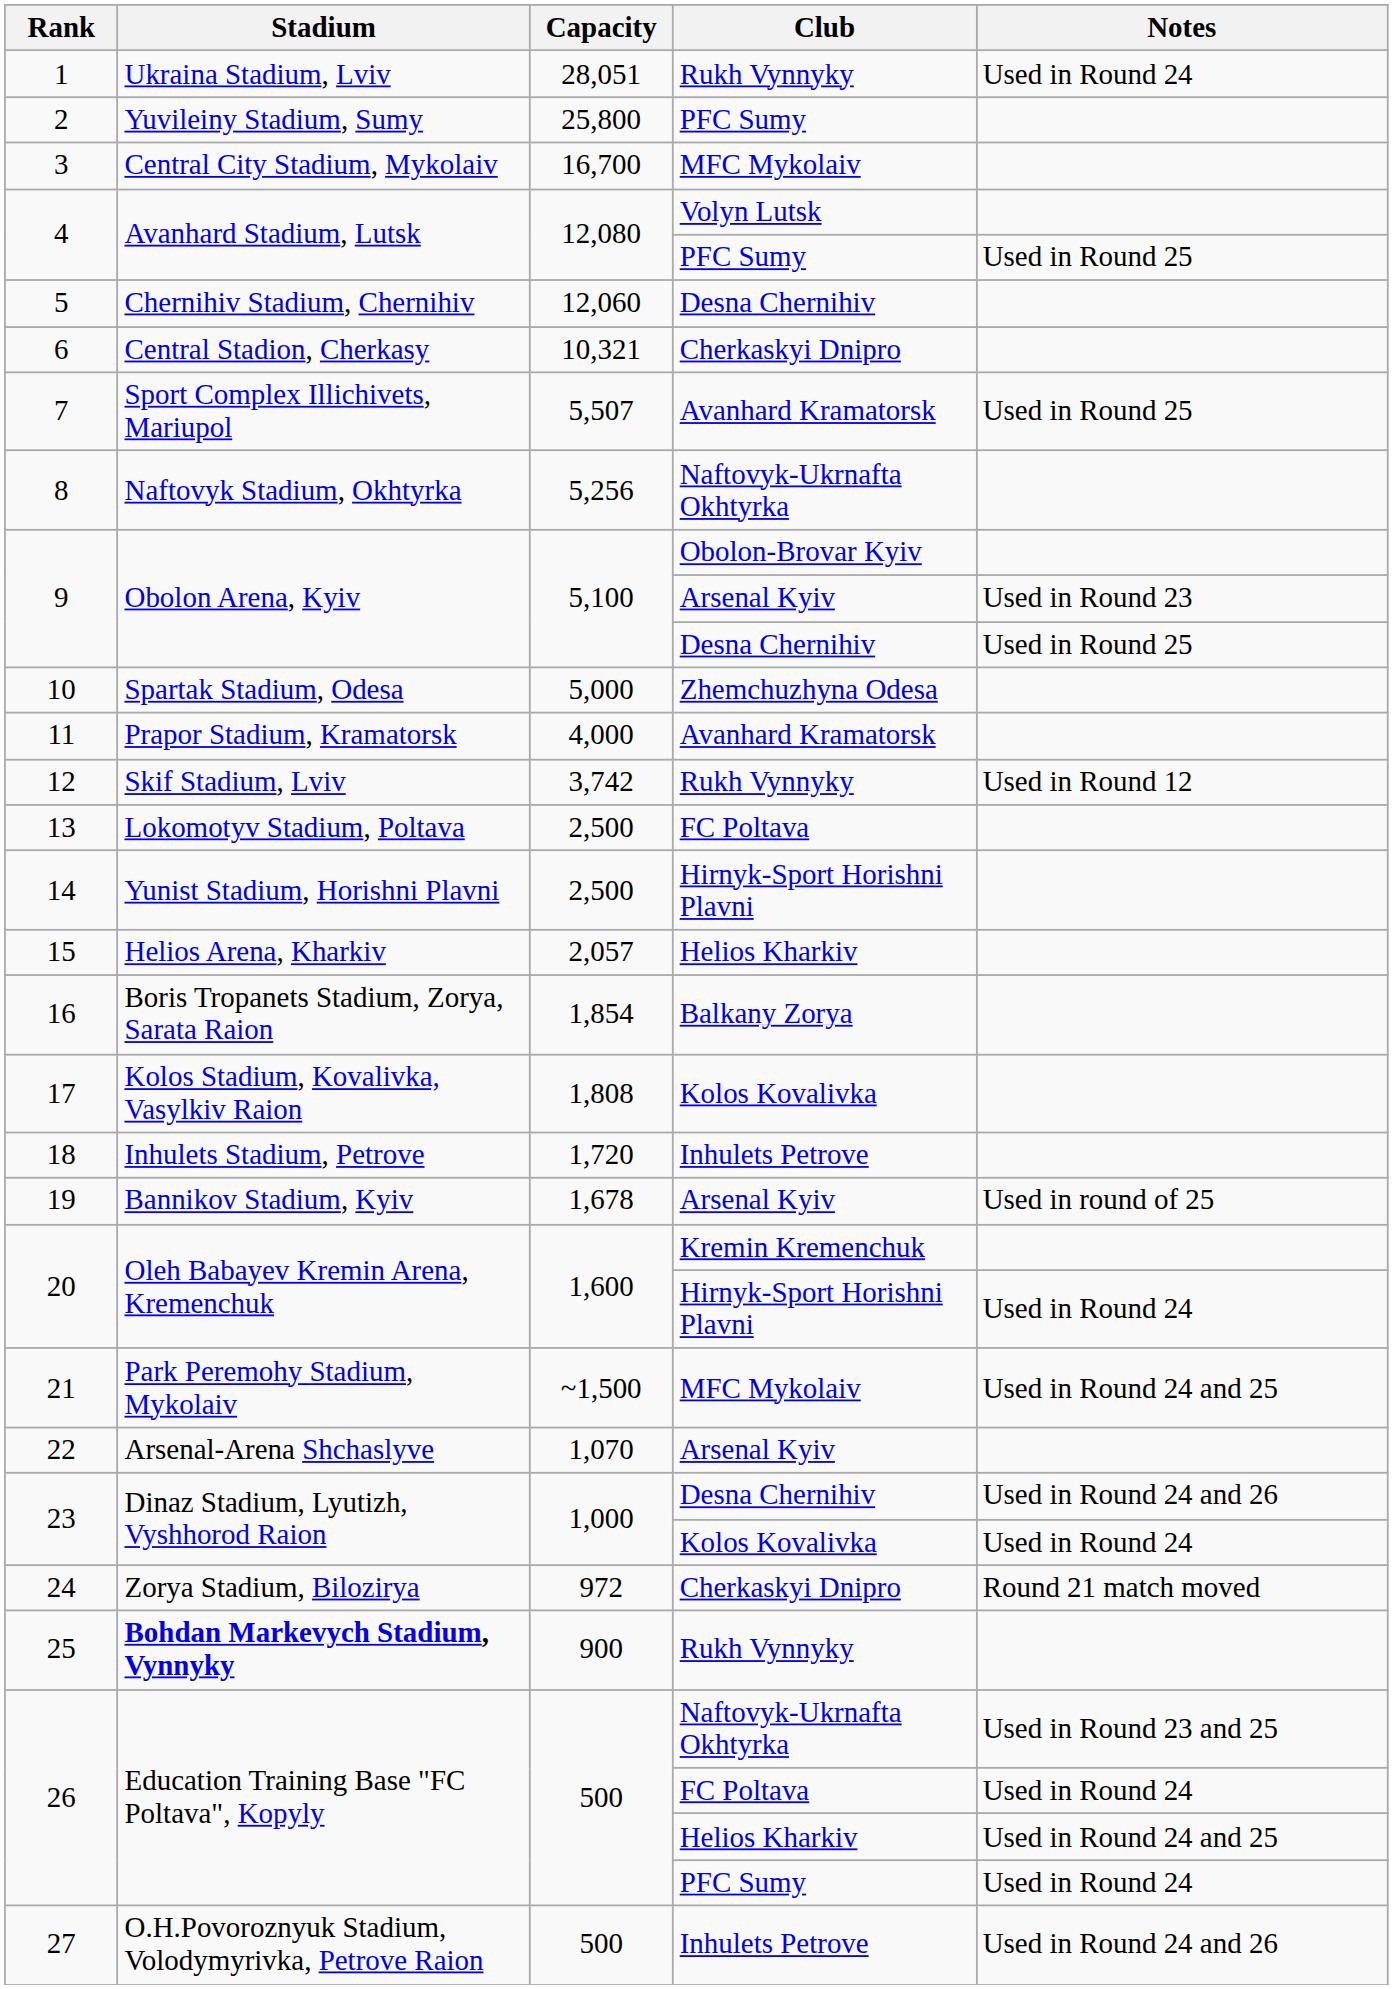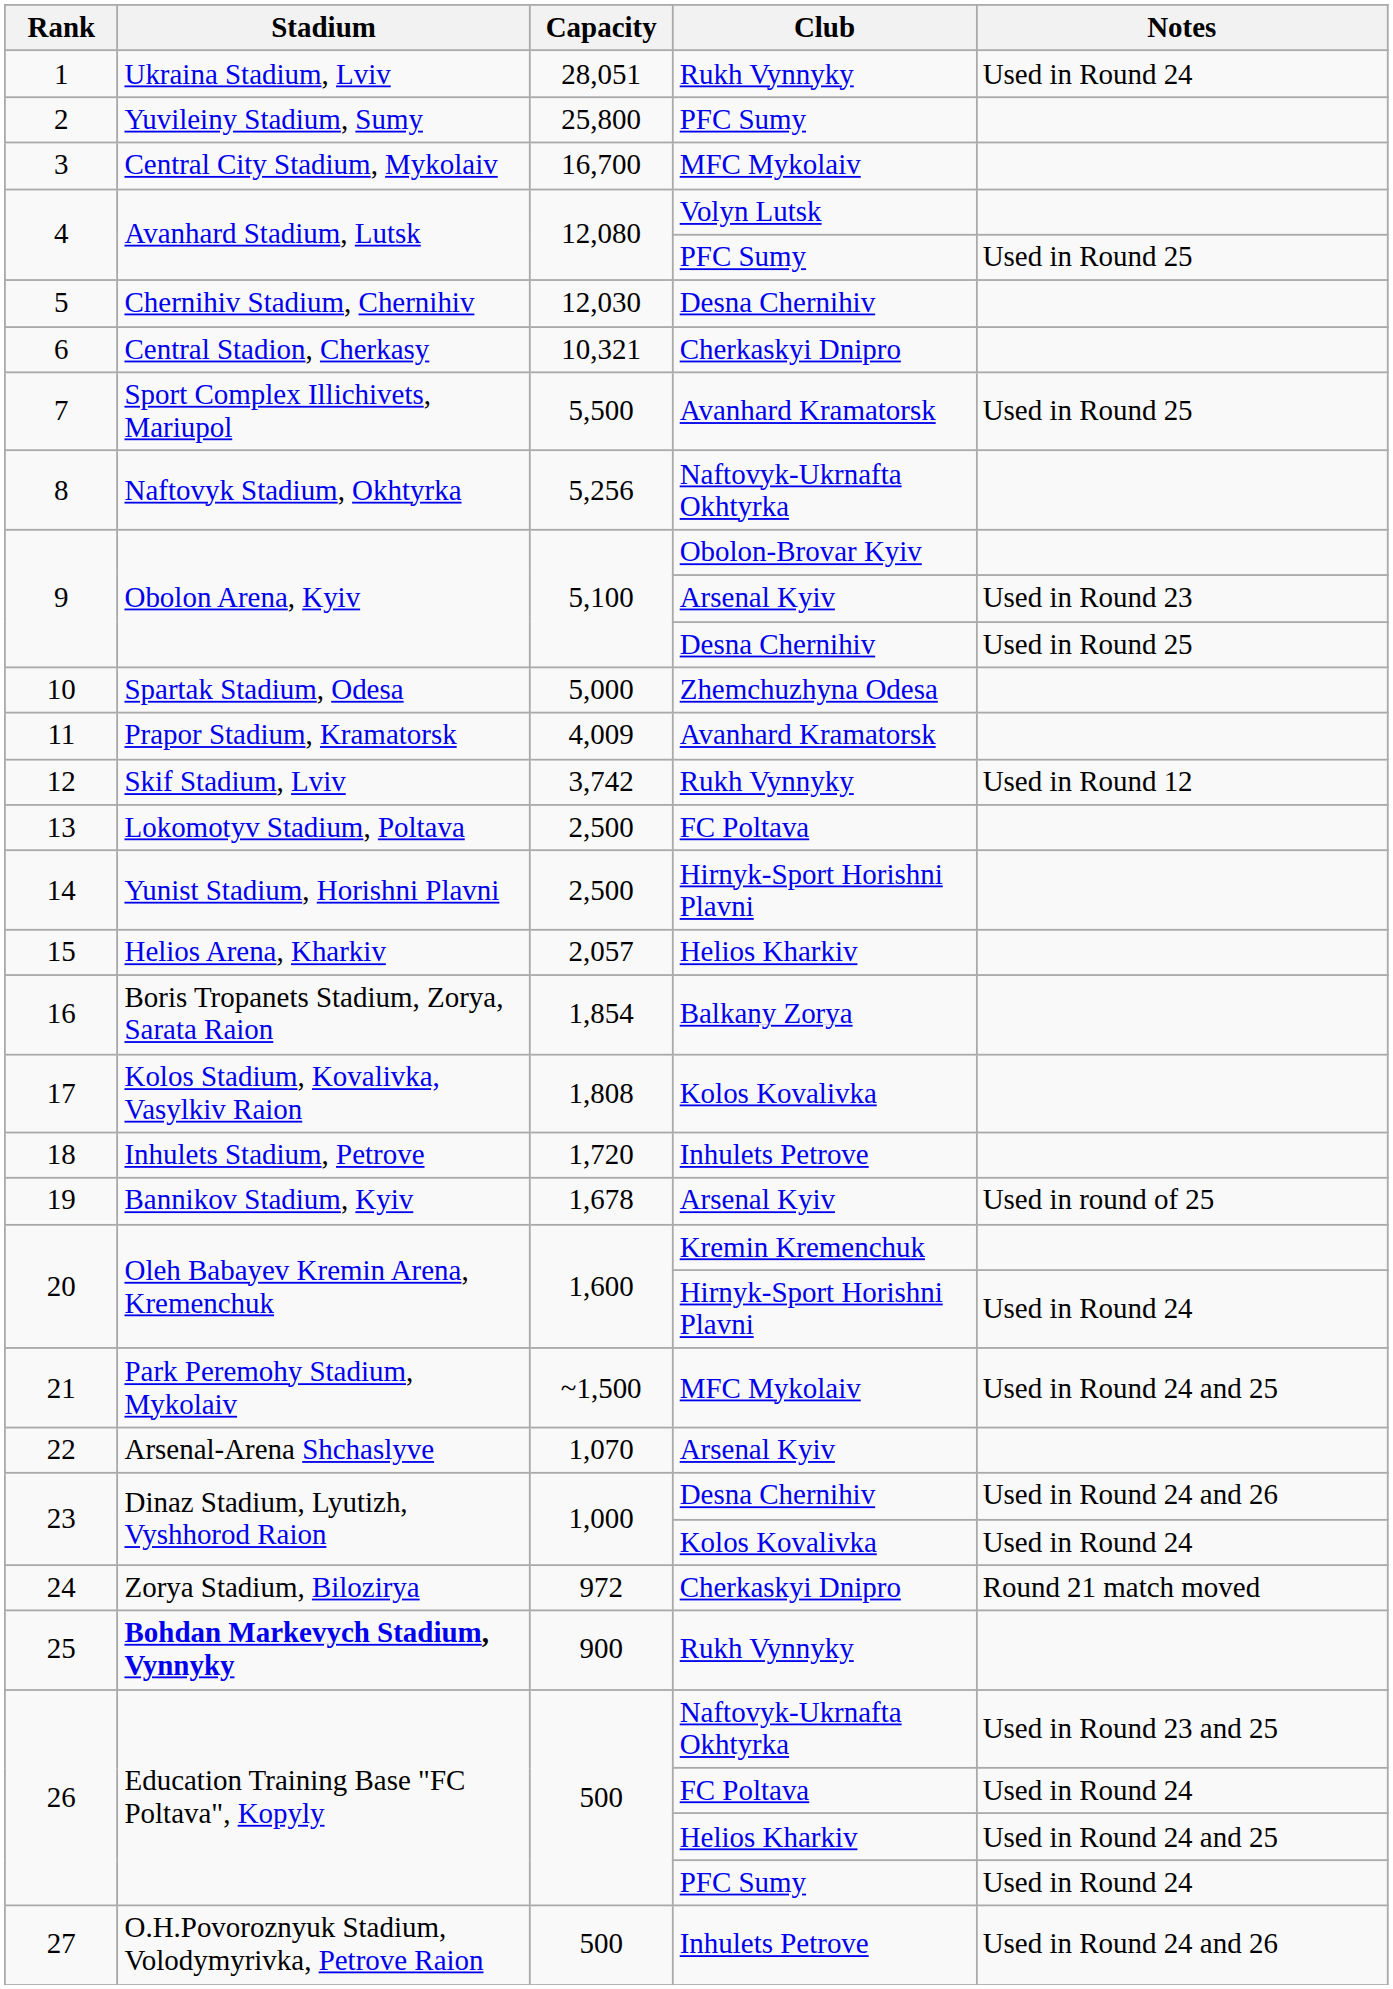(601, 303) 12,060 -> (601, 303) 12,030
(601, 411) 5,507 -> (601, 411) 5,500
(601, 735) 4,000 -> (601, 735) 4,009
